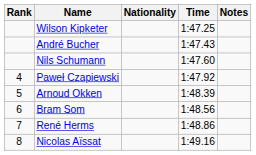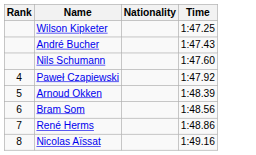- column: (234, 12)
